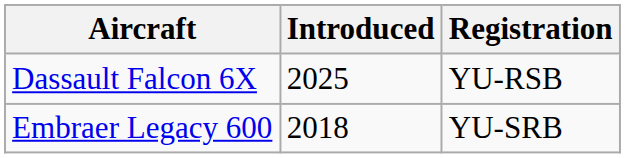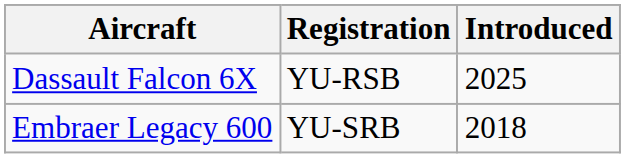columns swapped: (531, 29) <-> (361, 29)
